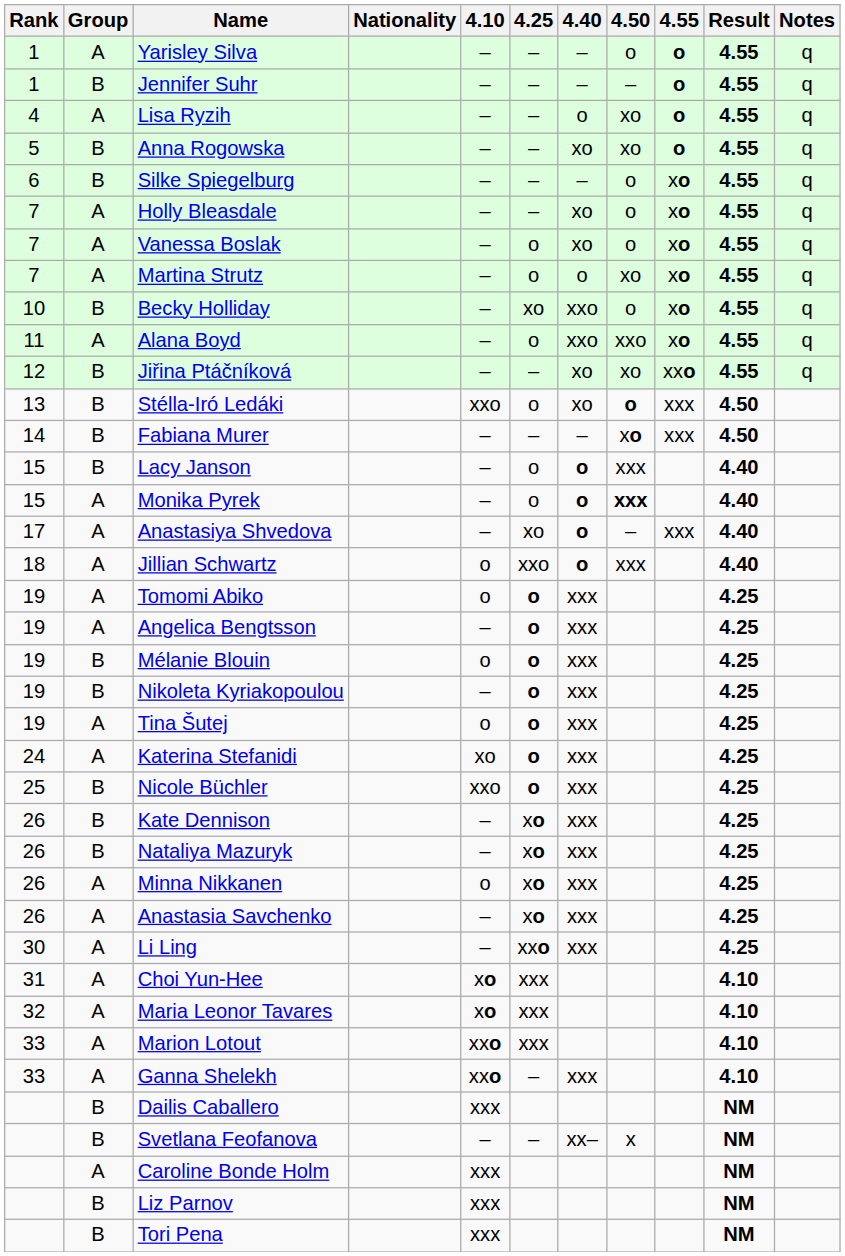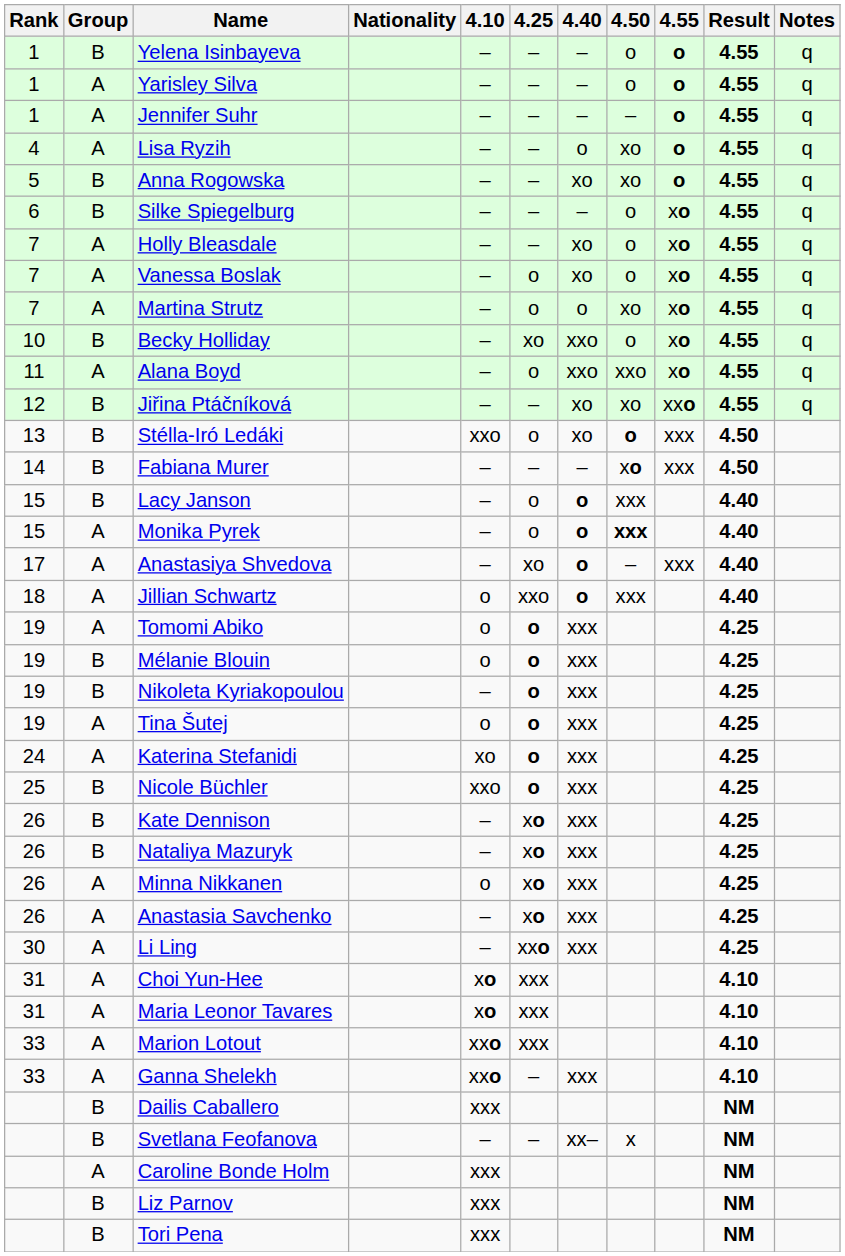+ row: (219, 52)
(98, 84) B -> (98, 116) A
- row: (227, 627)
(34, 1011) 32 -> (34, 1011) 31
